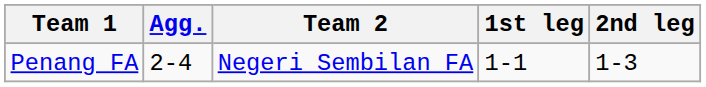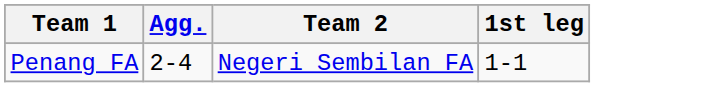- column: (645, 24)
